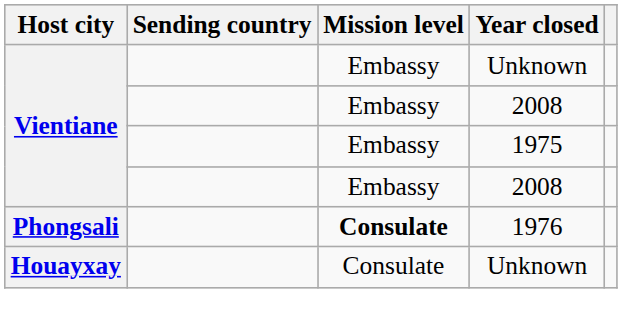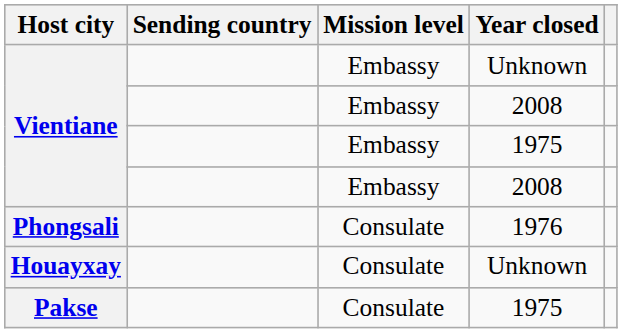(393, 226) bold -> (394, 226) normal
+ row: (66, 307)
